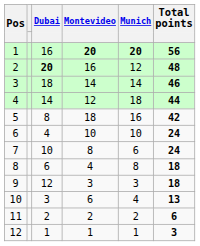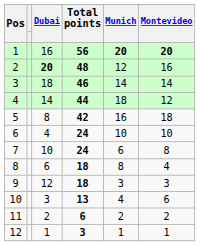columns swapped: (90, 37) <-> (174, 37)
